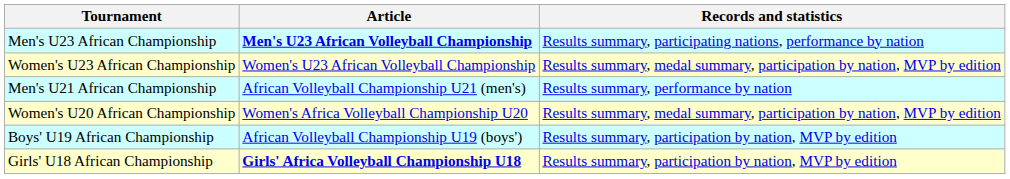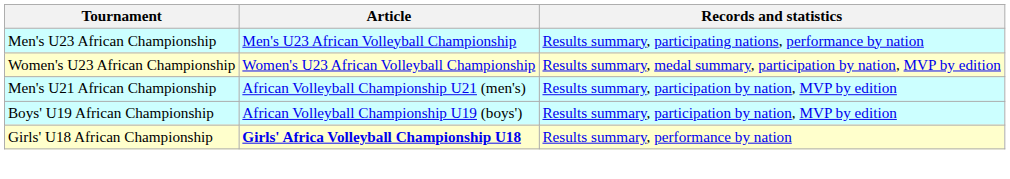(387, 40) bold -> (379, 40) normal
(667, 88) Results summary, performance by nation -> (720, 88) Results summary, participation by nation, MVP by edition
- row: (122, 112)
(720, 161) Results summary, participation by nation, MVP by edition -> (667, 137) Results summary, performance by nation
